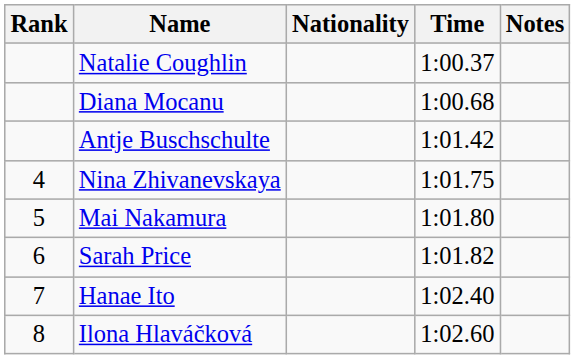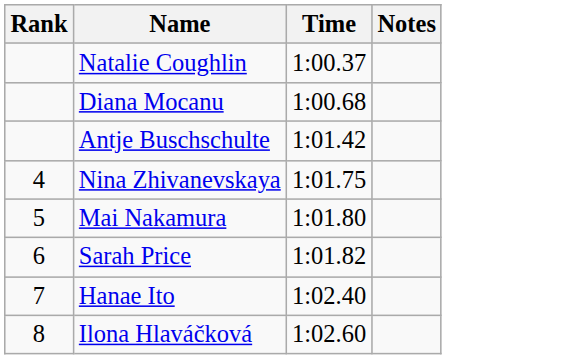- column: (351, 23)
